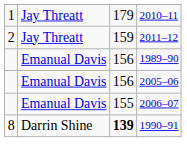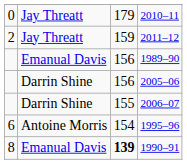(11, 15) 1 -> (11, 15) 0
(64, 81) Emanual Davis -> (57, 81) Darrin Shine
(64, 103) Emanual Davis -> (57, 103) Darrin Shine
+ row: (160, 125)
(57, 125) Darrin Shine -> (64, 147) Emanual Davis
